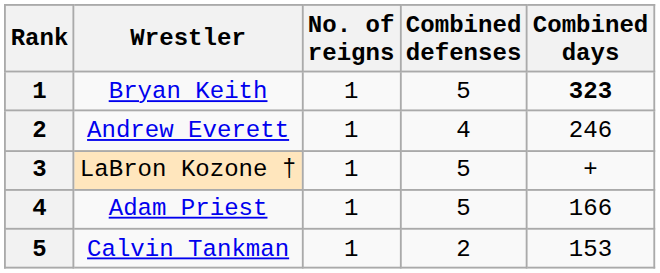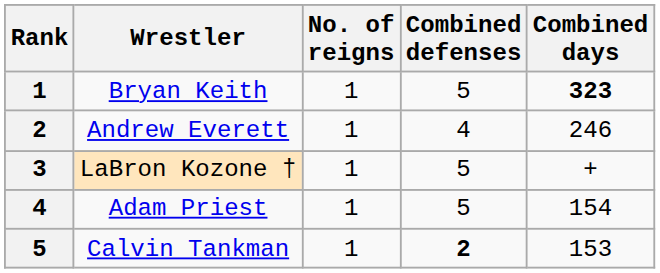(591, 209) 166 -> (591, 209) 154
(464, 248) normal -> (464, 248) bold
